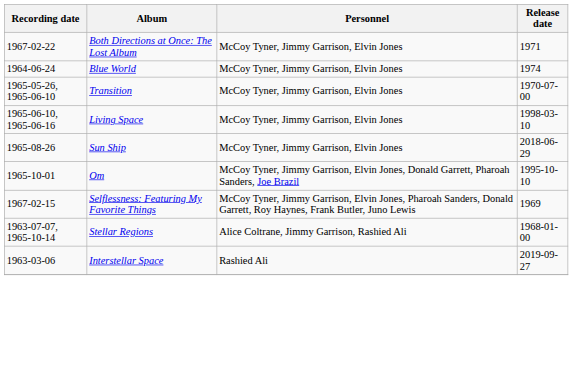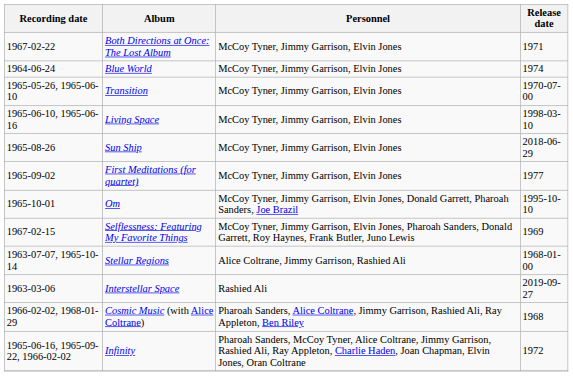+ row: (150, 176)
+ row: (159, 317)
+ row: (120, 351)
